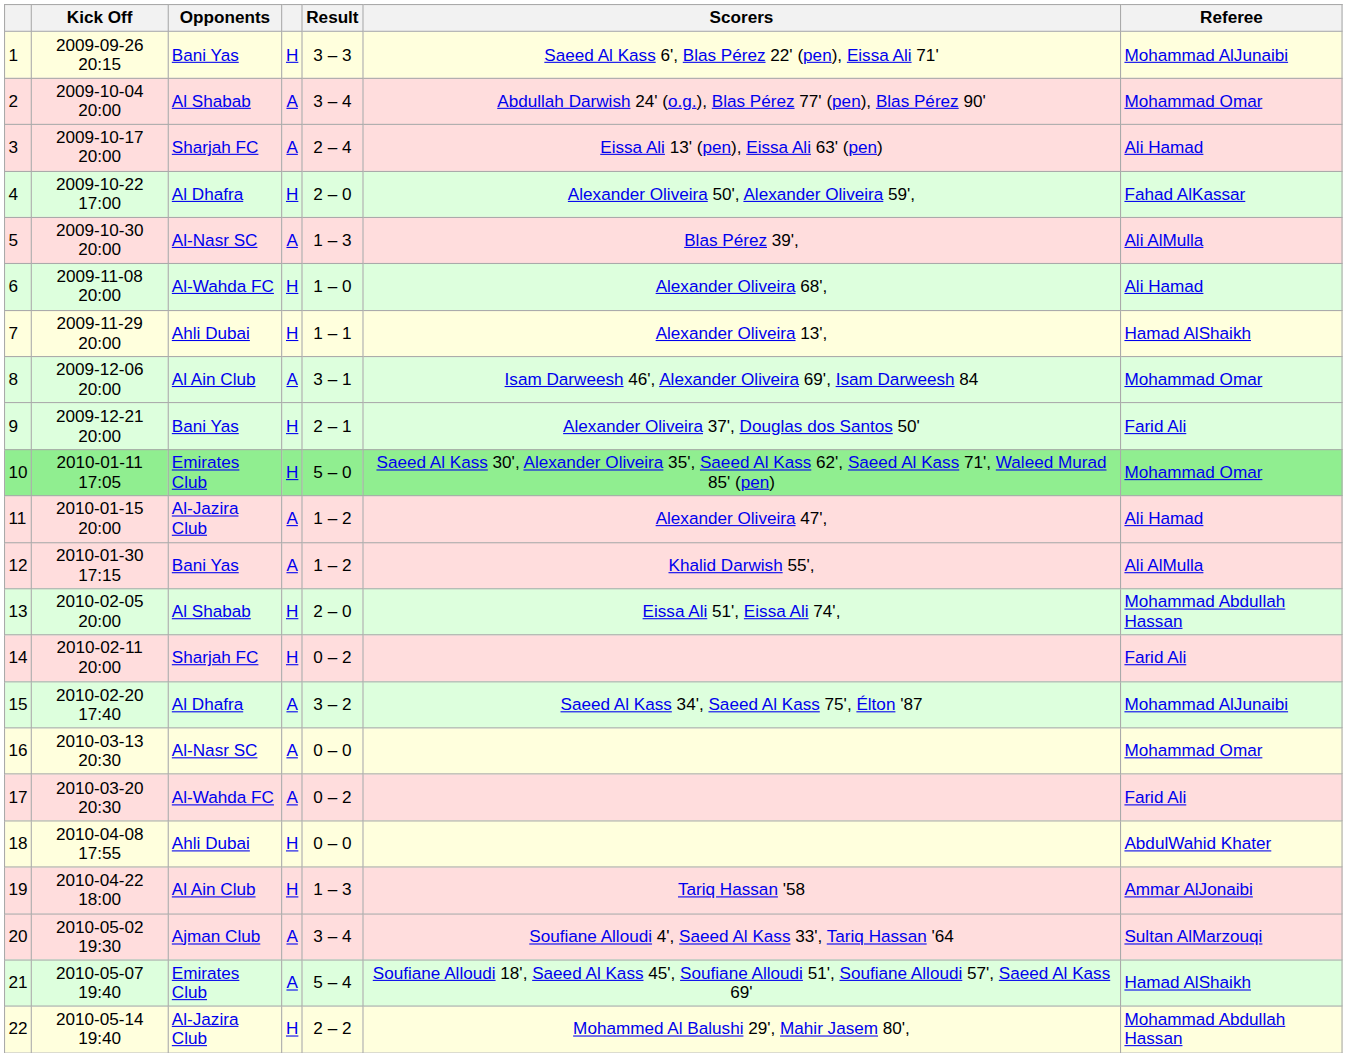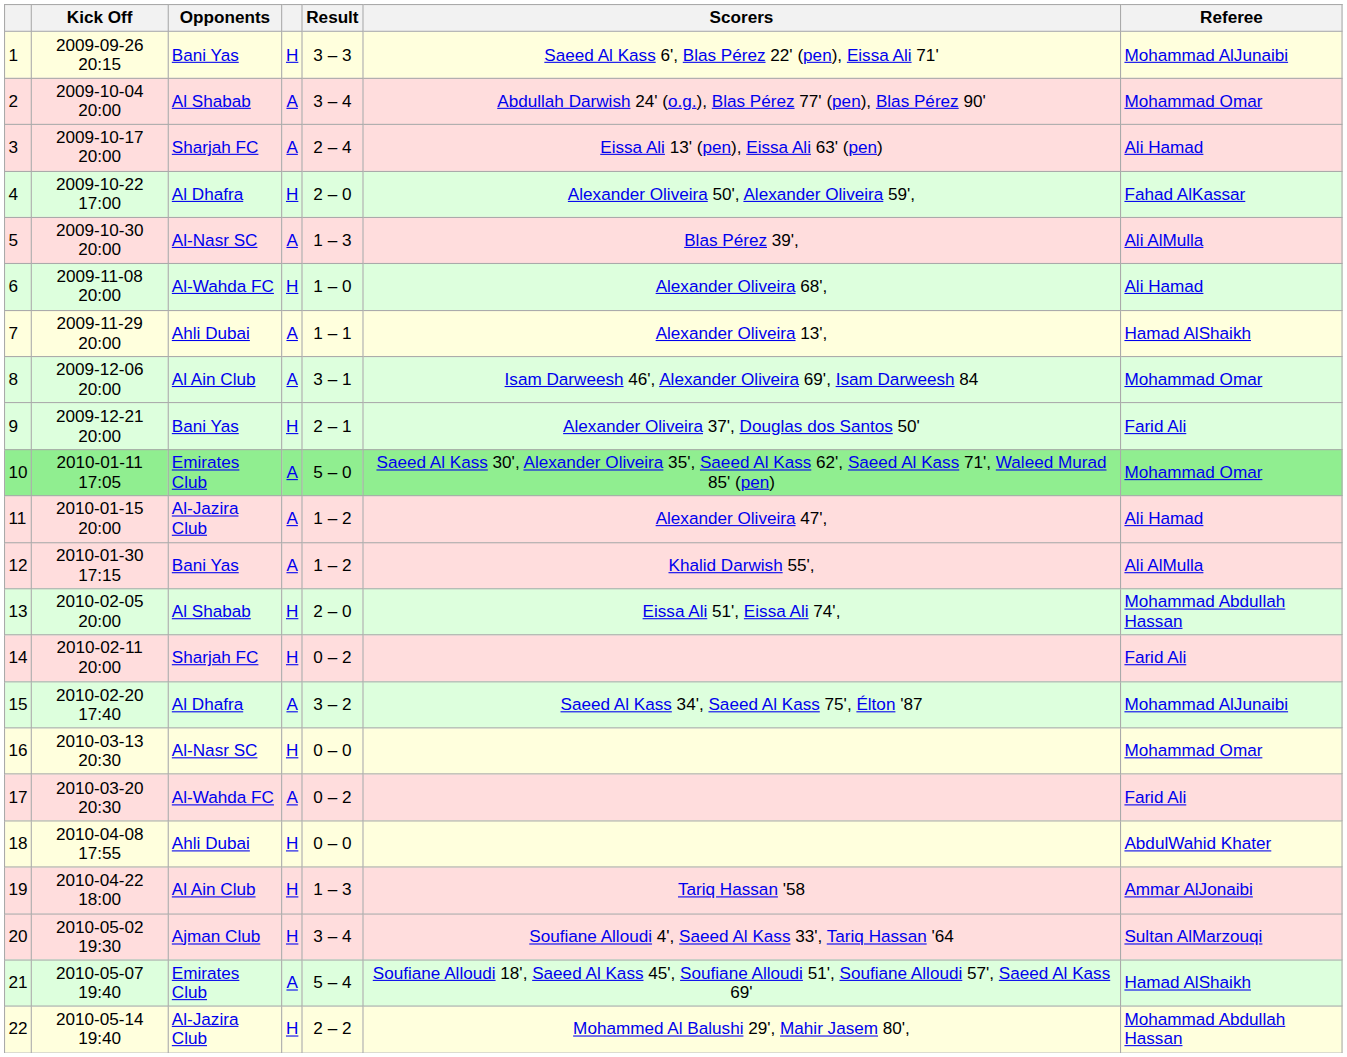(292, 333) H -> (292, 333) A
(292, 472) H -> (292, 472) A
(292, 751) A -> (292, 751) H
(292, 936) A -> (292, 936) H
